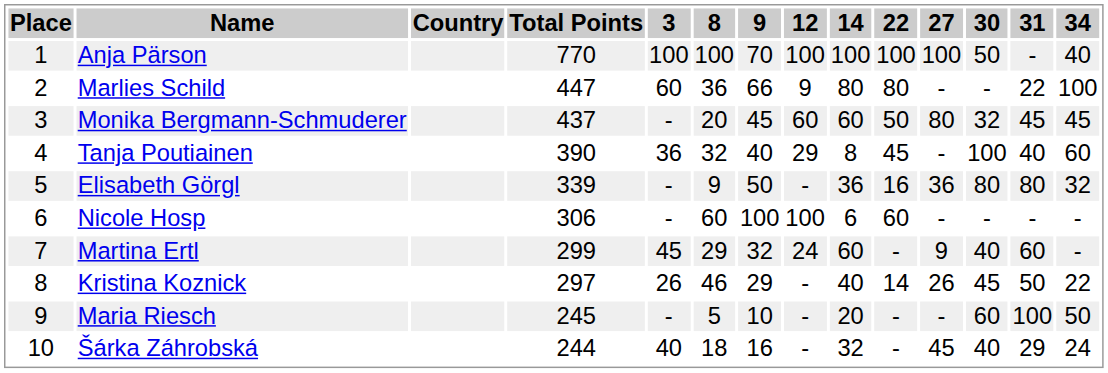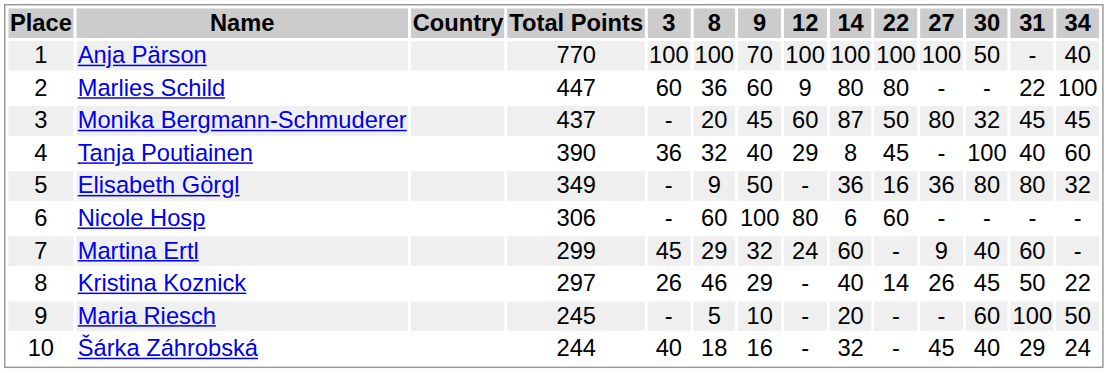(760, 88) 66 -> (760, 88) 60
(851, 120) 60 -> (851, 120) 87
(576, 185) 339 -> (576, 185) 349
(805, 218) 100 -> (805, 218) 80
